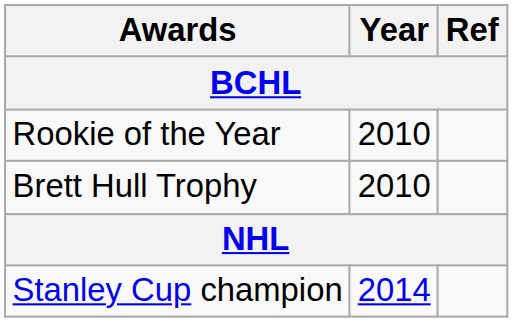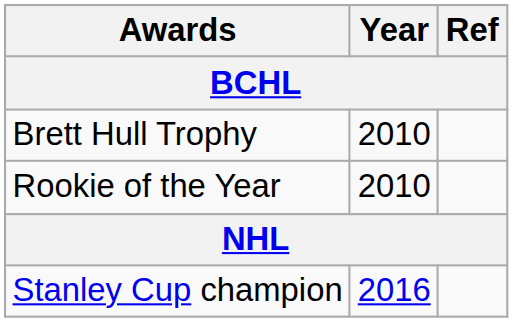rows swapped: (147, 134) <-> (135, 186)
(394, 290) 2014 -> (394, 290) 2016
